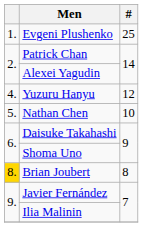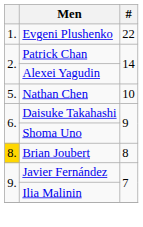(129, 34) 25 -> (129, 34) 22
- row: (59, 93)
